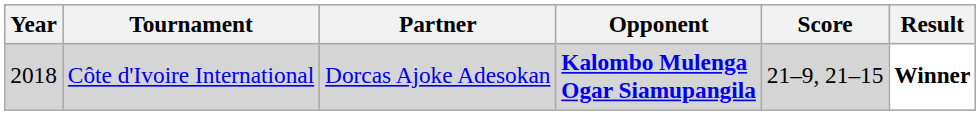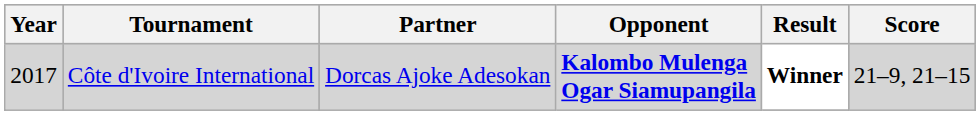columns swapped: (825, 24) <-> (932, 24)
(34, 76) 2018 -> (34, 76) 2017
